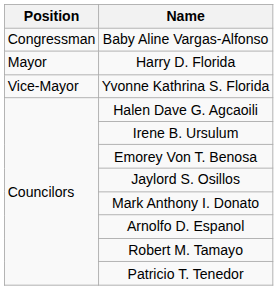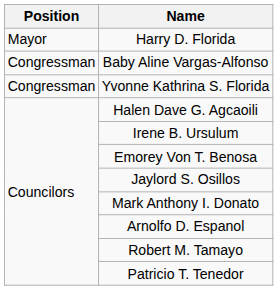rows swapped: (186, 39) <-> (186, 63)
(43, 86) Vice-Mayor -> (52, 86) Congressman
